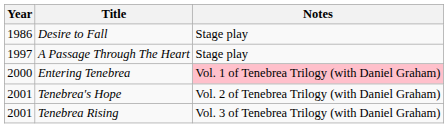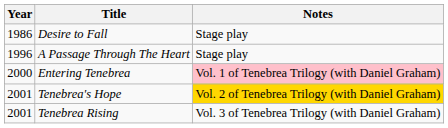(20, 53) 1997 -> (20, 53) 1996
(318, 93) no background -> (318, 93) gold background
